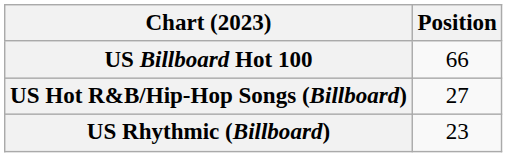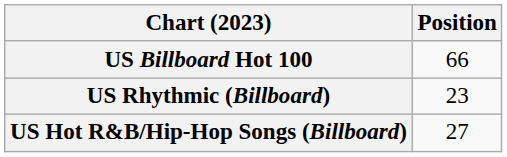rows swapped: (208, 95) <-> (208, 132)
